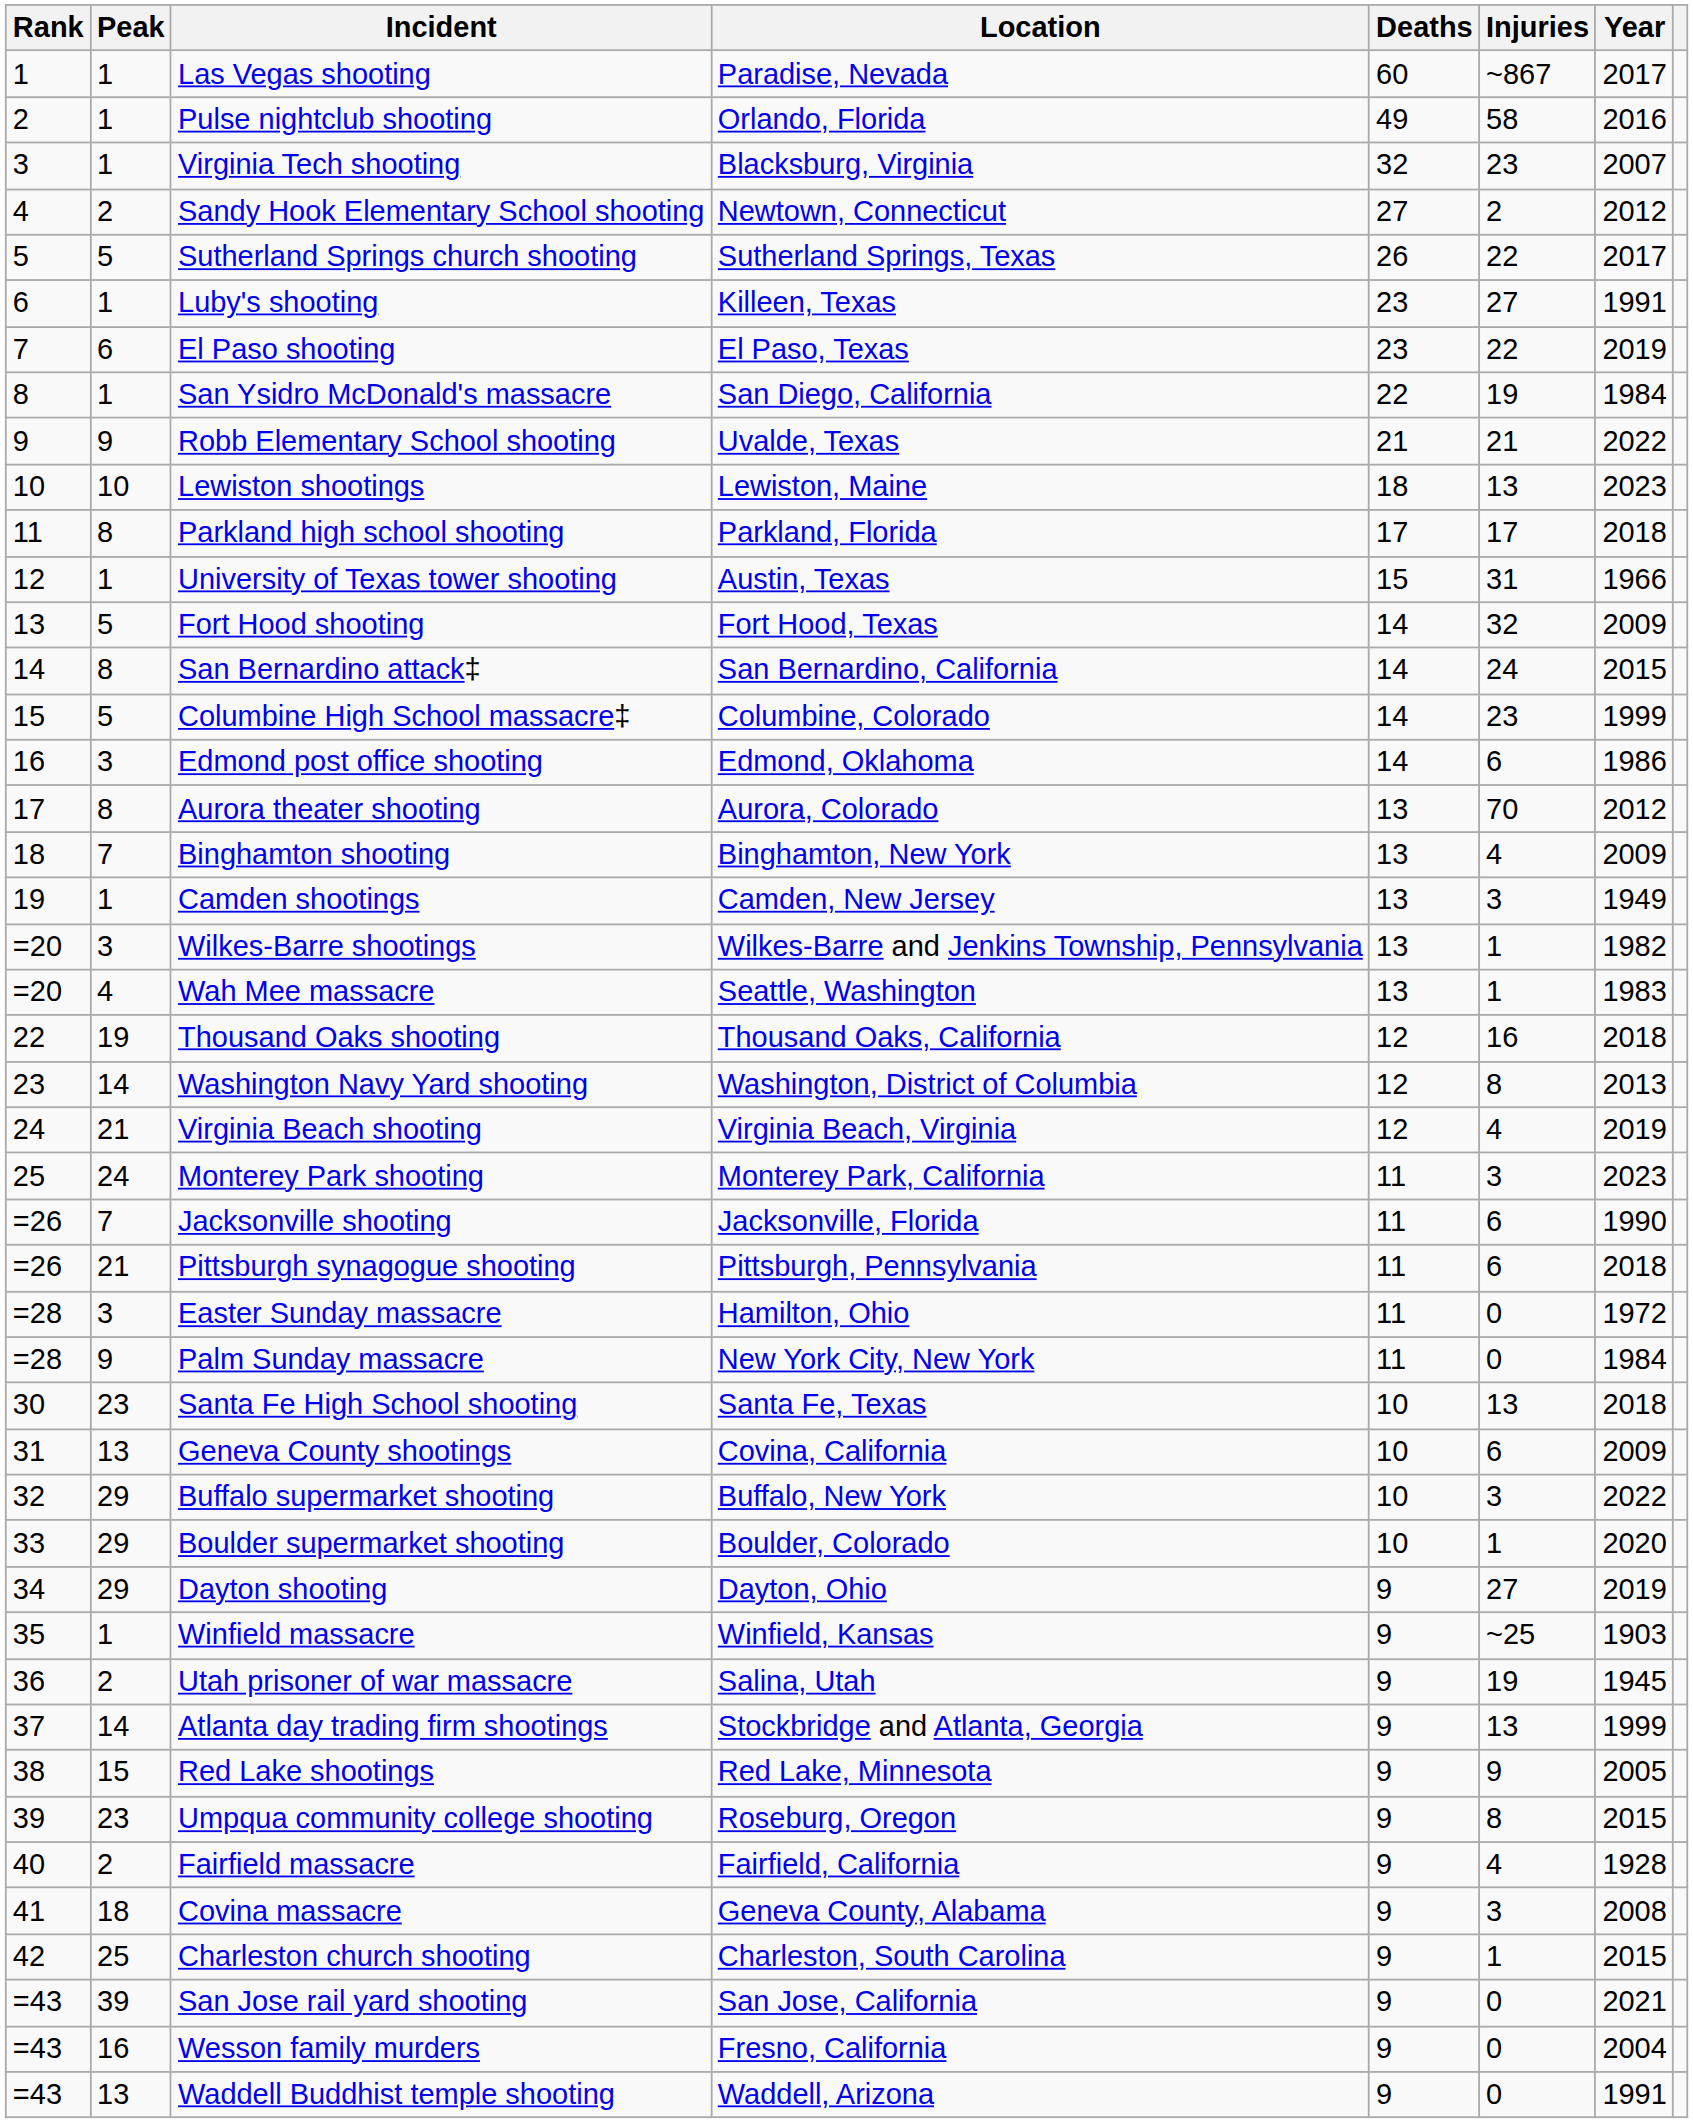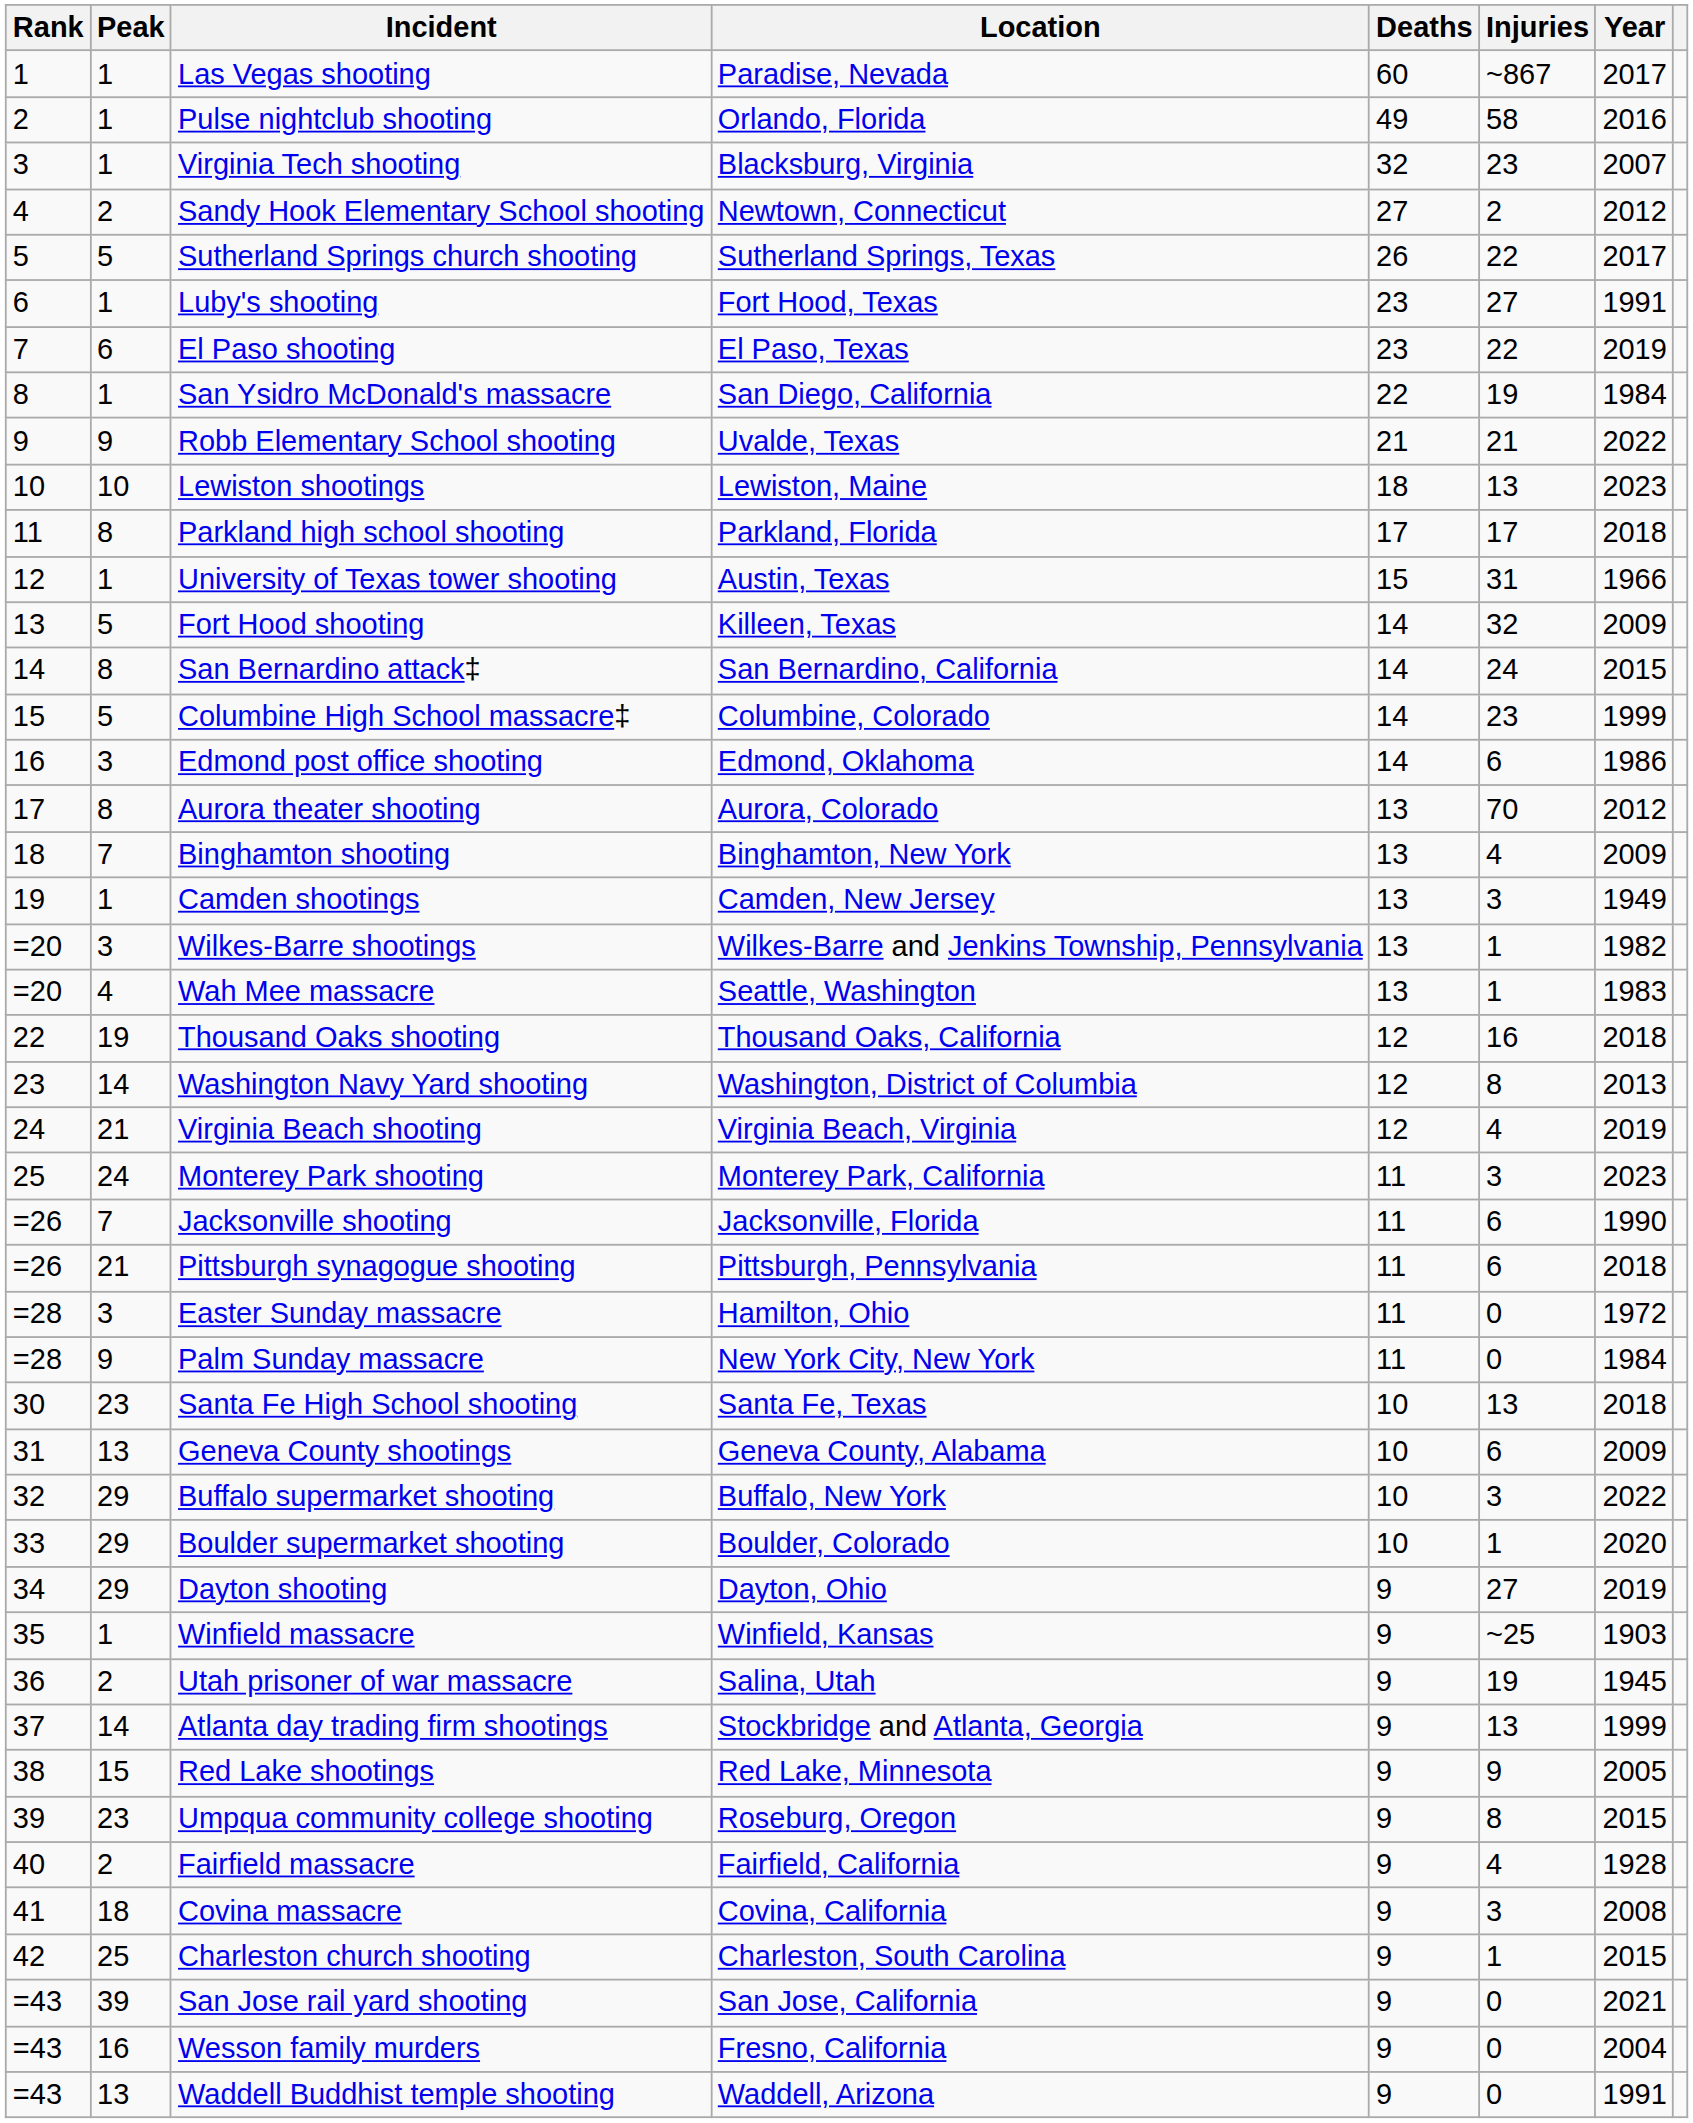(807, 303) Killeen, Texas -> (828, 303) Fort Hood, Texas
(828, 624) Fort Hood, Texas -> (807, 624) Killeen, Texas
(832, 1451) Covina, California -> (882, 1451) Geneva County, Alabama
(882, 1910) Geneva County, Alabama -> (832, 1910) Covina, California
